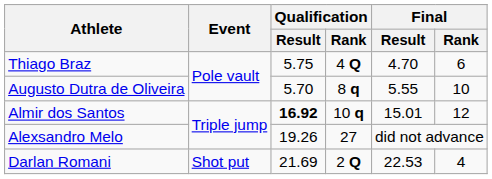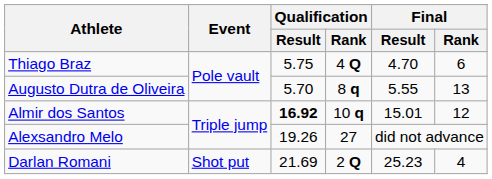(461, 89) 10 -> (461, 89) 13
(403, 162) 22.53 -> (403, 162) 25.23
